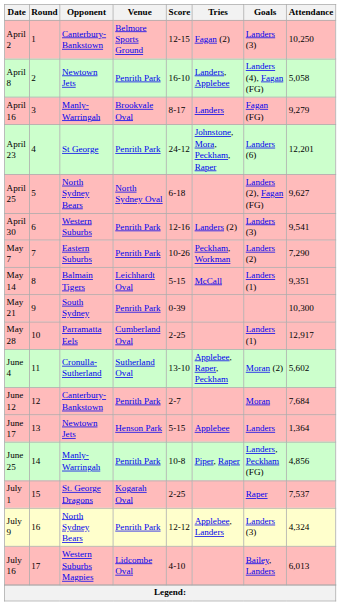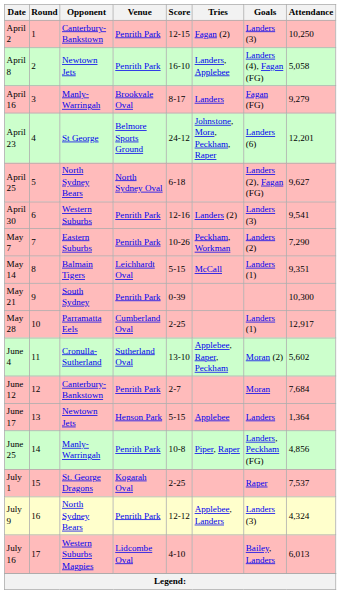(131, 39) Belmore Sports Ground -> (138, 33) Penrith Park
(138, 149) Penrith Park -> (131, 138) Belmore Sports Ground
